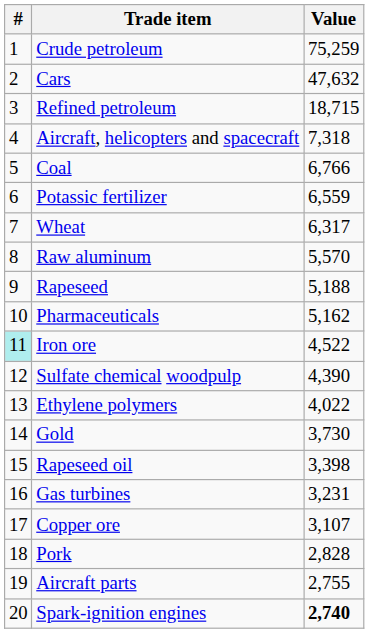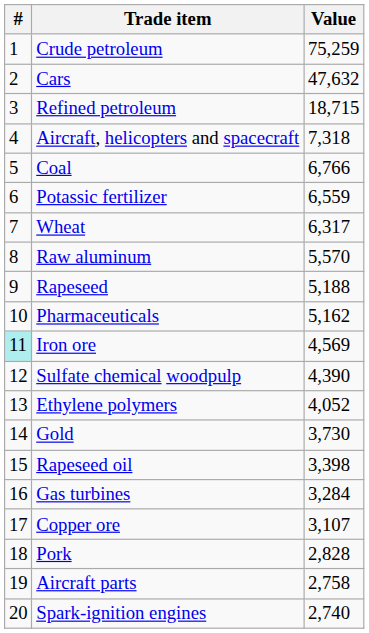(329, 345) 4,522 -> (329, 345) 4,569
(329, 405) 4,022 -> (329, 405) 4,052
(329, 494) 3,231 -> (329, 494) 3,284
(329, 583) 2,755 -> (329, 583) 2,758
(329, 613) bold -> (329, 613) normal
